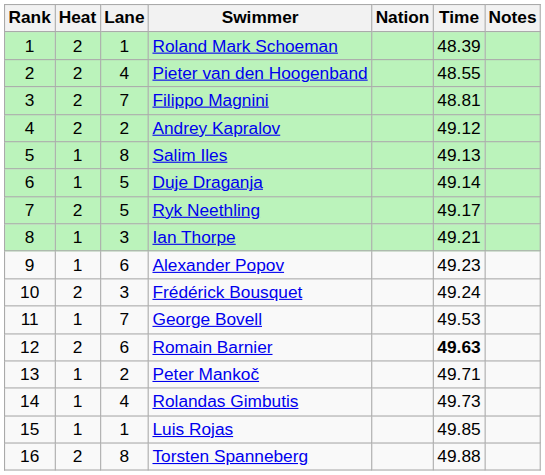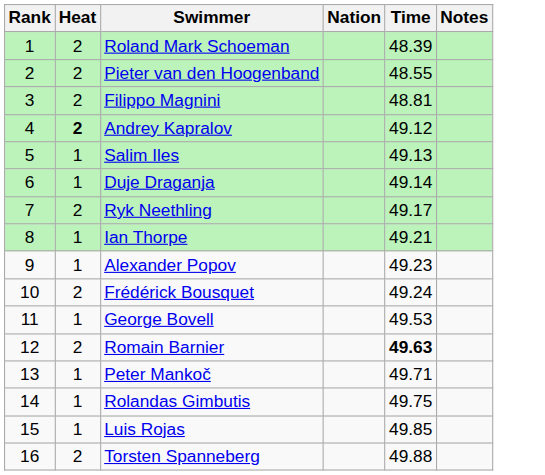- column: (124, 18)
(77, 127) normal -> (77, 127) bold
(459, 401) 49.73 -> (411, 401) 49.75
